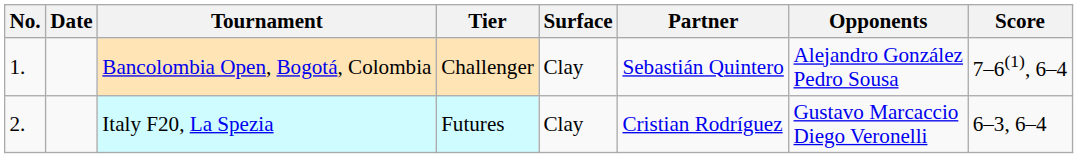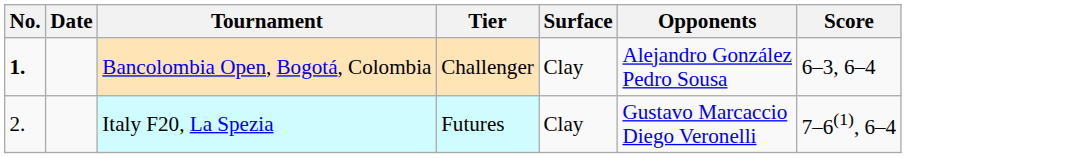- column: (703, 21)
(17, 66) normal -> (17, 66) bold
(1020, 66) 7–6(1), 6–4 -> (839, 66) 6–3, 6–4
(1010, 123) 6–3, 6–4 -> (849, 123) 7–6(1), 6–4
